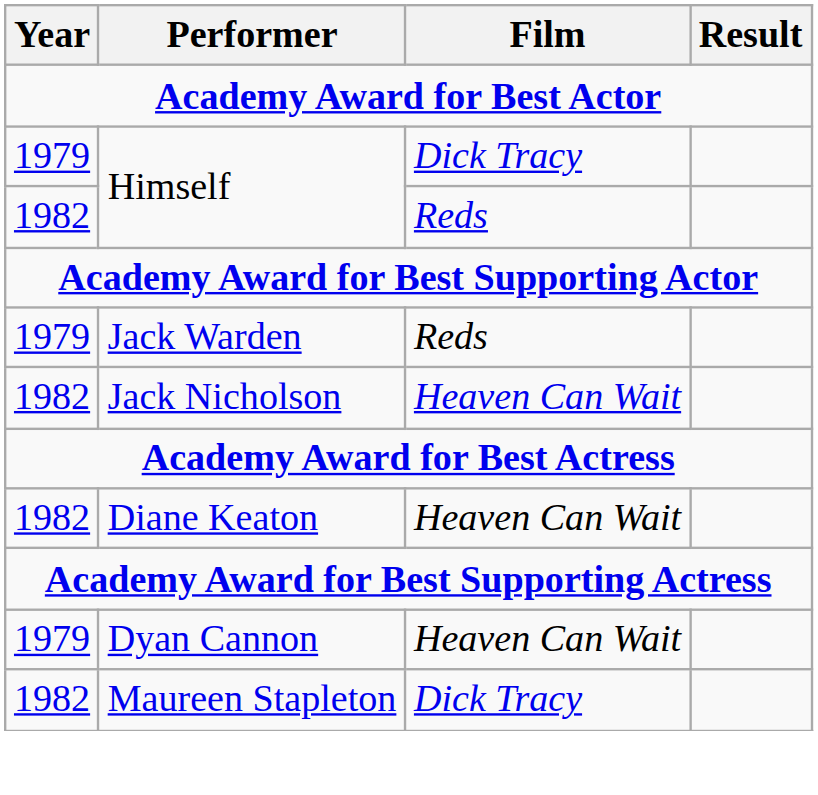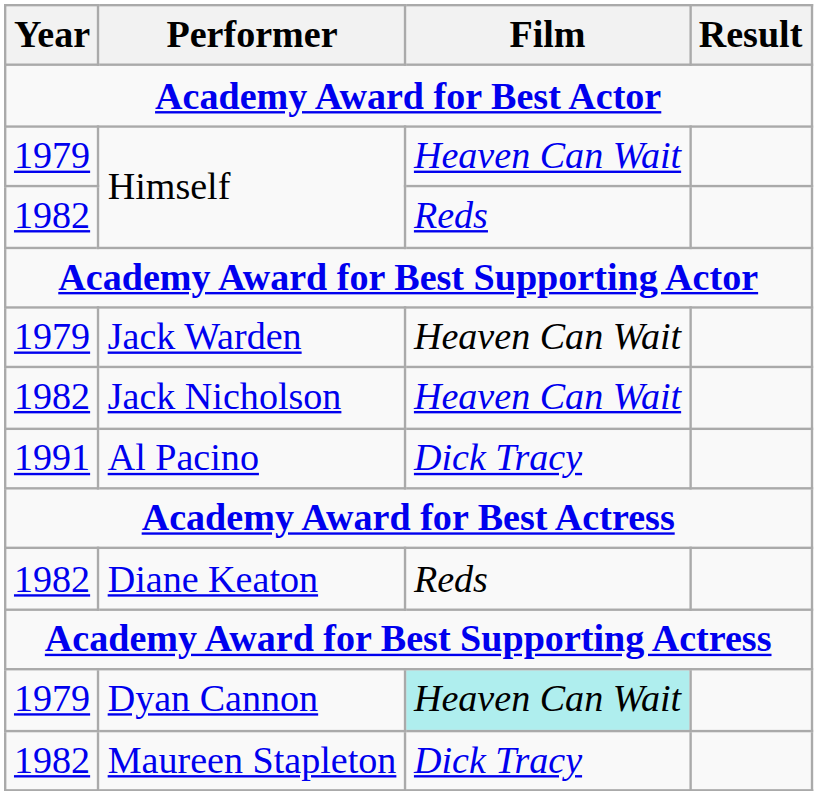(498, 155) Dick Tracy -> (548, 155) Heaven Can Wait
(451, 336) Reds -> (548, 336) Heaven Can Wait
+ row: (52, 457)
(548, 517) Heaven Can Wait -> (451, 578) Reds
(548, 638) no background -> (548, 699) paleturquoise background
